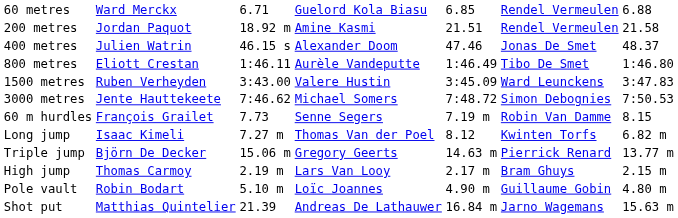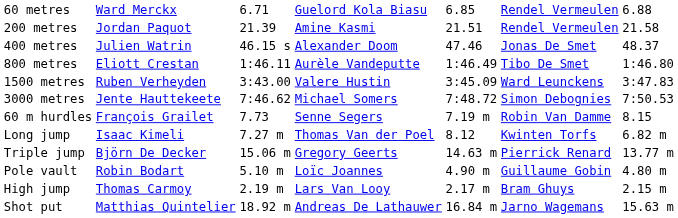(265, 28) 18.92 m -> (258, 28) 21.39
rows swapped: (37, 171) <-> (41, 188)
(258, 206) 21.39 -> (265, 206) 18.92 m
